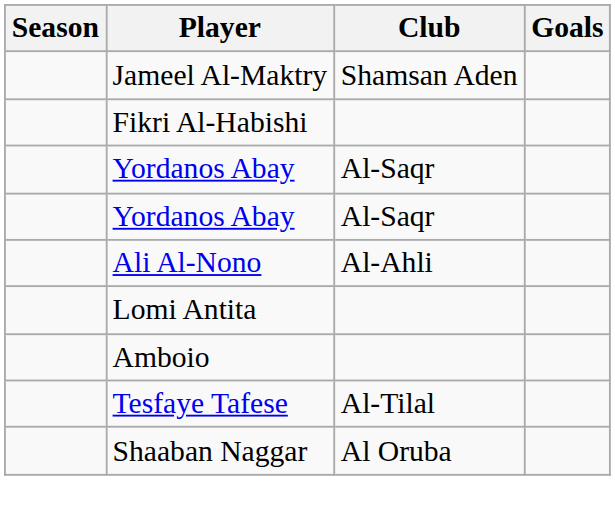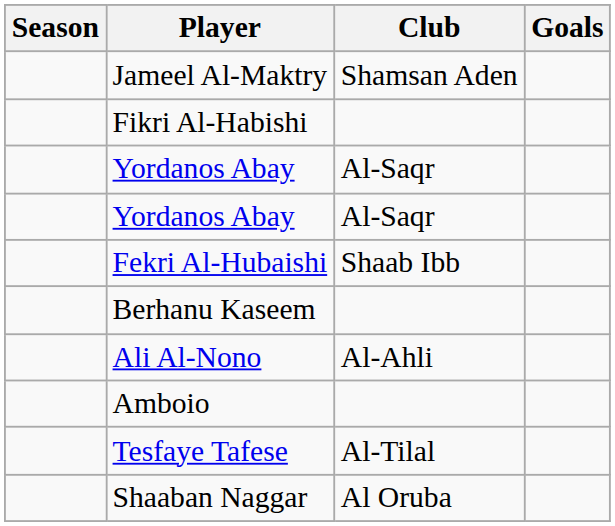+ row: (220, 262)
+ row: (214, 309)
- row: (185, 309)
